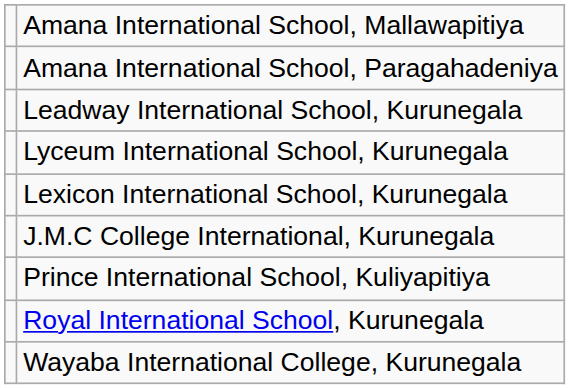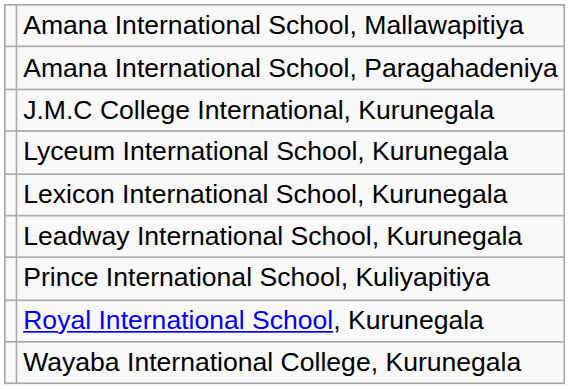rows swapped: (259, 236) <-> (273, 109)
